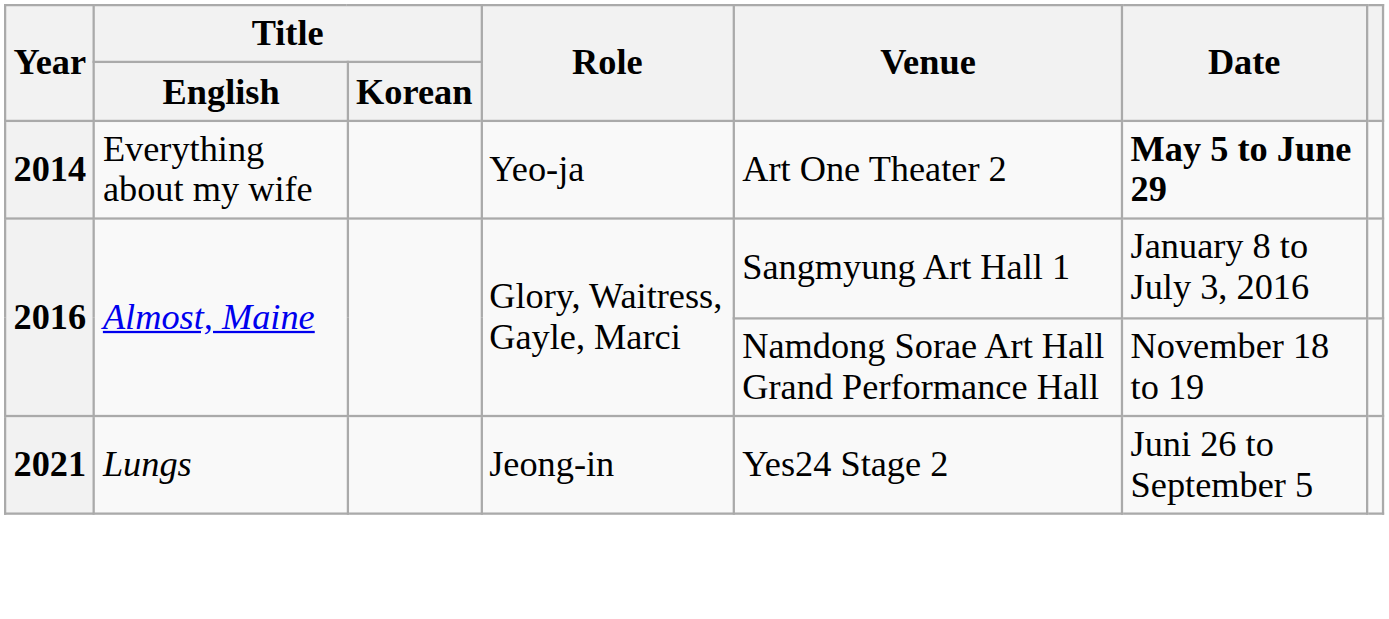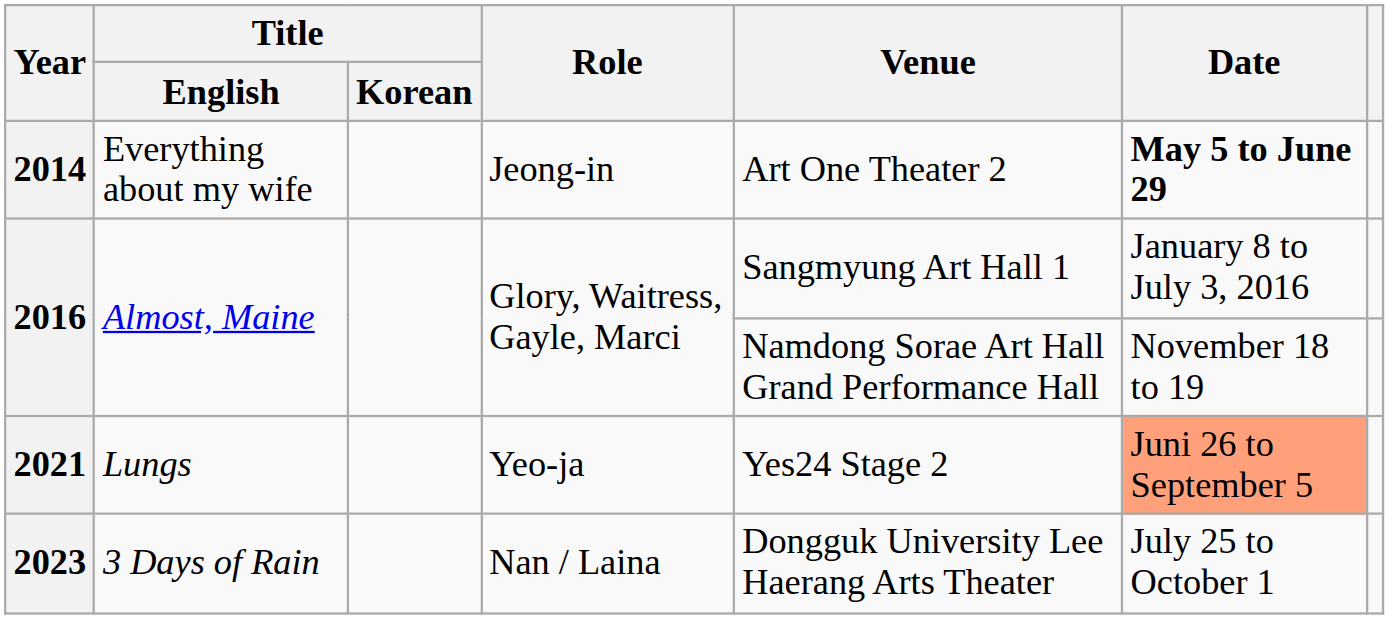(537, 168) Yeo-ja -> (552, 168) Jeong-in
(552, 464) Jeong-in -> (537, 464) Yeo-ja
(1222, 464) no background -> (1222, 464) lightsalmon background
+ row: (50, 562)
